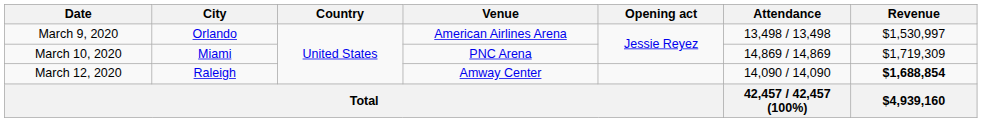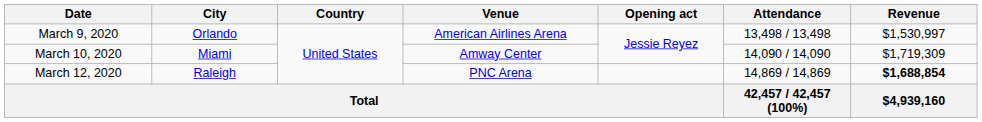(501, 53) PNC Arena -> (501, 53) Amway Center
(787, 53) 14,869 / 14,869 -> (787, 53) 14,090 / 14,090
(501, 73) Amway Center -> (501, 73) PNC Arena
(787, 73) 14,090 / 14,090 -> (787, 73) 14,869 / 14,869
